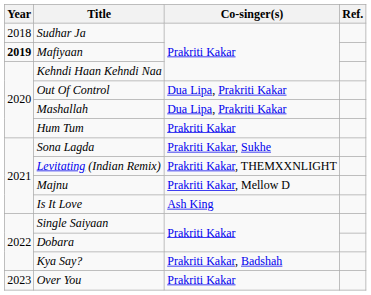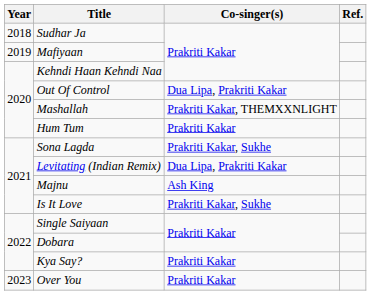(19, 52) bold -> (19, 52) normal
(227, 109) Dua Lipa, Prakriti Kakar -> (252, 109) Prakriti Kakar, THEMXXNLIGHT
(252, 166) Prakriti Kakar, THEMXXNLIGHT -> (227, 166) Dua Lipa, Prakriti Kakar
(229, 185) Prakriti Kakar, Mellow D -> (190, 185) Ash King
(190, 204) Ash King -> (219, 204) Prakriti Kakar, Sukhe
(225, 261) Prakriti Kakar, Badshah -> (201, 261) Prakriti Kakar
